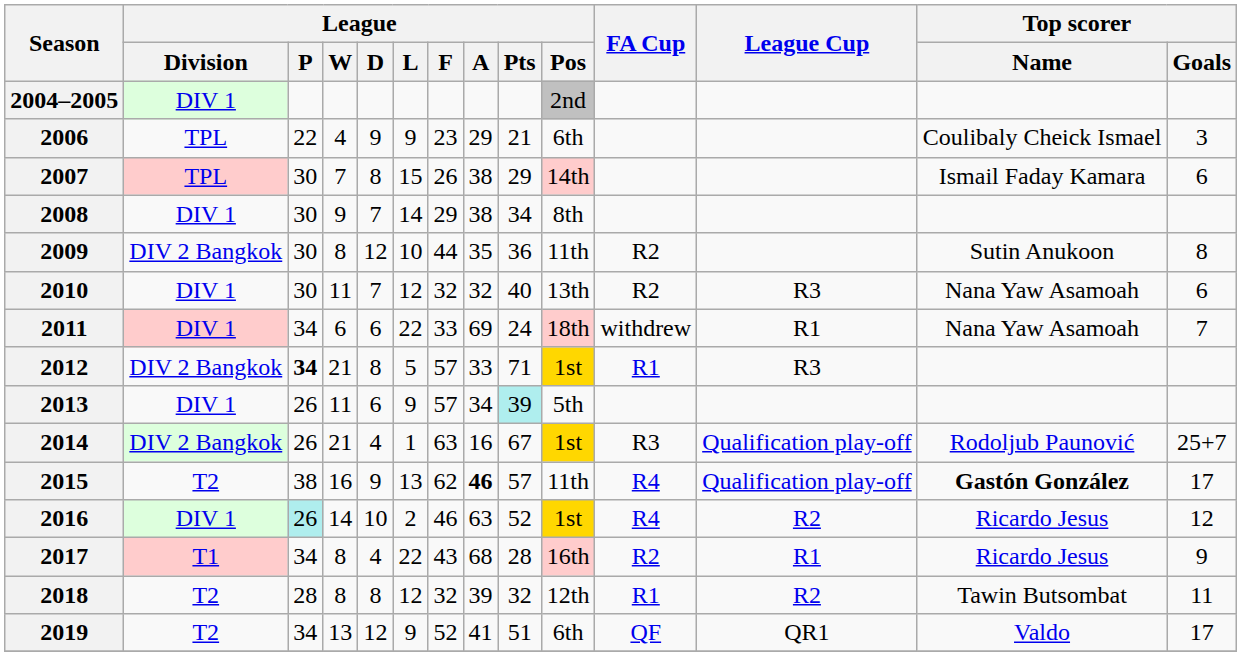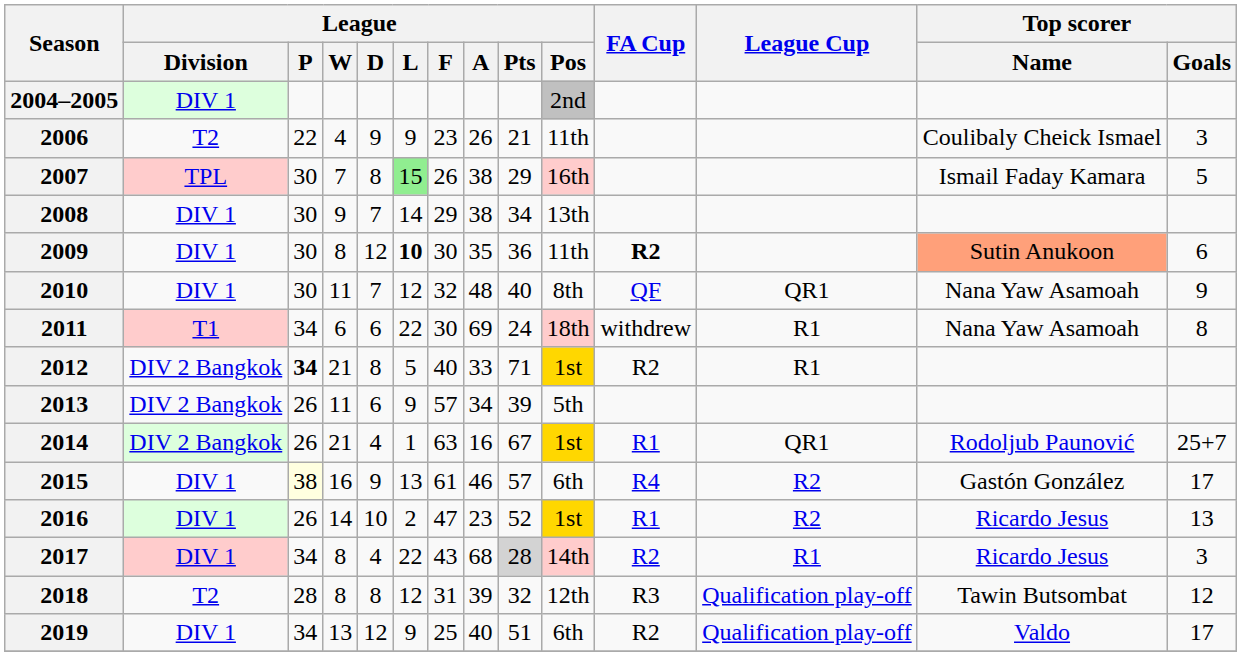(206, 137) TPL -> (206, 137) T2
(481, 137) 29 -> (481, 137) 26
(568, 137) 6th -> (568, 137) 11th
(410, 175) no background -> (410, 175) lightgreen background
(568, 175) 14th -> (568, 175) 16th
(1202, 175) 6 -> (1202, 175) 5
(568, 213) 8th -> (568, 213) 13th
(206, 251) DIV 2 Bangkok -> (206, 251) DIV 1
(410, 251) normal -> (410, 251) bold
(446, 251) 44 -> (446, 251) 30
(646, 251) normal -> (646, 251) bold
(1042, 251) no background -> (1042, 251) lightsalmon background
(1202, 251) 8 -> (1202, 251) 6
(481, 289) 32 -> (481, 289) 48
(568, 289) 13th -> (568, 289) 8th
(646, 289) R2 -> (646, 289) QF
(807, 289) R3 -> (807, 289) QR1
(1202, 289) 6 -> (1202, 289) 9
(206, 328) DIV 1 -> (206, 328) T1
(446, 328) 33 -> (446, 328) 30
(1202, 328) 7 -> (1202, 328) 8
(446, 366) 57 -> (446, 366) 40
(646, 366) R1 -> (646, 366) R2
(807, 366) R3 -> (807, 366) R1
(206, 404) DIV 1 -> (206, 404) DIV 2 Bangkok
(520, 404) paleturquoise background -> (520, 404) no background
(646, 442) R3 -> (646, 442) R1
(807, 442) Qualification play-off -> (807, 442) QR1
(206, 480) T2 -> (206, 480) DIV 1
(305, 480) no background -> (305, 480) lightyellow background
(446, 480) 62 -> (446, 480) 61
(481, 480) bold -> (481, 480) normal
(568, 480) 11th -> (568, 480) 6th
(807, 480) Qualification play-off -> (807, 480) R2
(1042, 480) bold -> (1042, 480) normal
(305, 518) paleturquoise background -> (305, 518) no background
(446, 518) 46 -> (446, 518) 47
(481, 518) 63 -> (481, 518) 23
(646, 518) R4 -> (646, 518) R1
(1202, 518) 12 -> (1202, 518) 13
(206, 556) T1 -> (206, 556) DIV 1
(520, 556) no background -> (520, 556) lightgrey background
(568, 556) 16th -> (568, 556) 14th
(1202, 556) 9 -> (1202, 556) 3
(446, 594) 32 -> (446, 594) 31
(646, 594) R1 -> (646, 594) R3
(807, 594) R2 -> (807, 594) Qualification play-off
(1202, 594) 11 -> (1202, 594) 12
(206, 632) T2 -> (206, 632) DIV 1
(446, 632) 52 -> (446, 632) 25
(481, 632) 41 -> (481, 632) 40
(646, 632) QF -> (646, 632) R2
(807, 632) QR1 -> (807, 632) Qualification play-off
